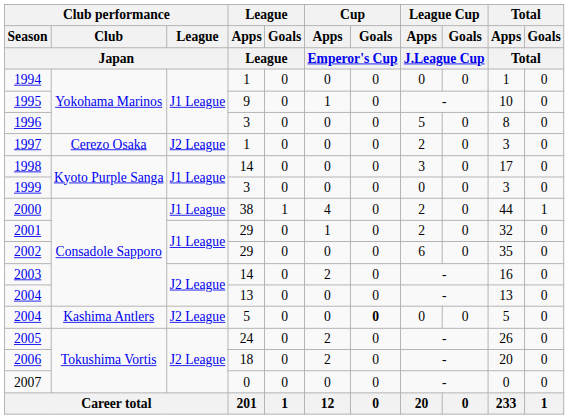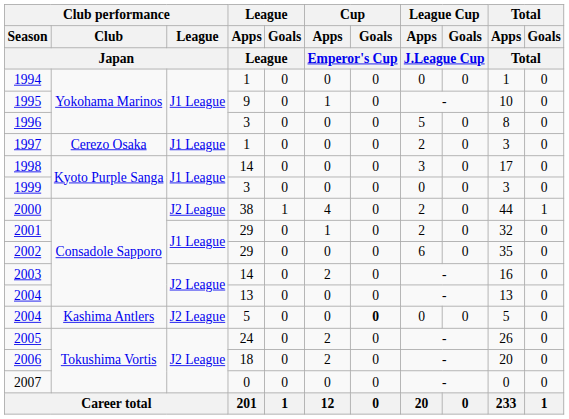(197, 144) J2 League -> (197, 144) J1 League
(197, 209) J1 League -> (197, 209) J2 League
